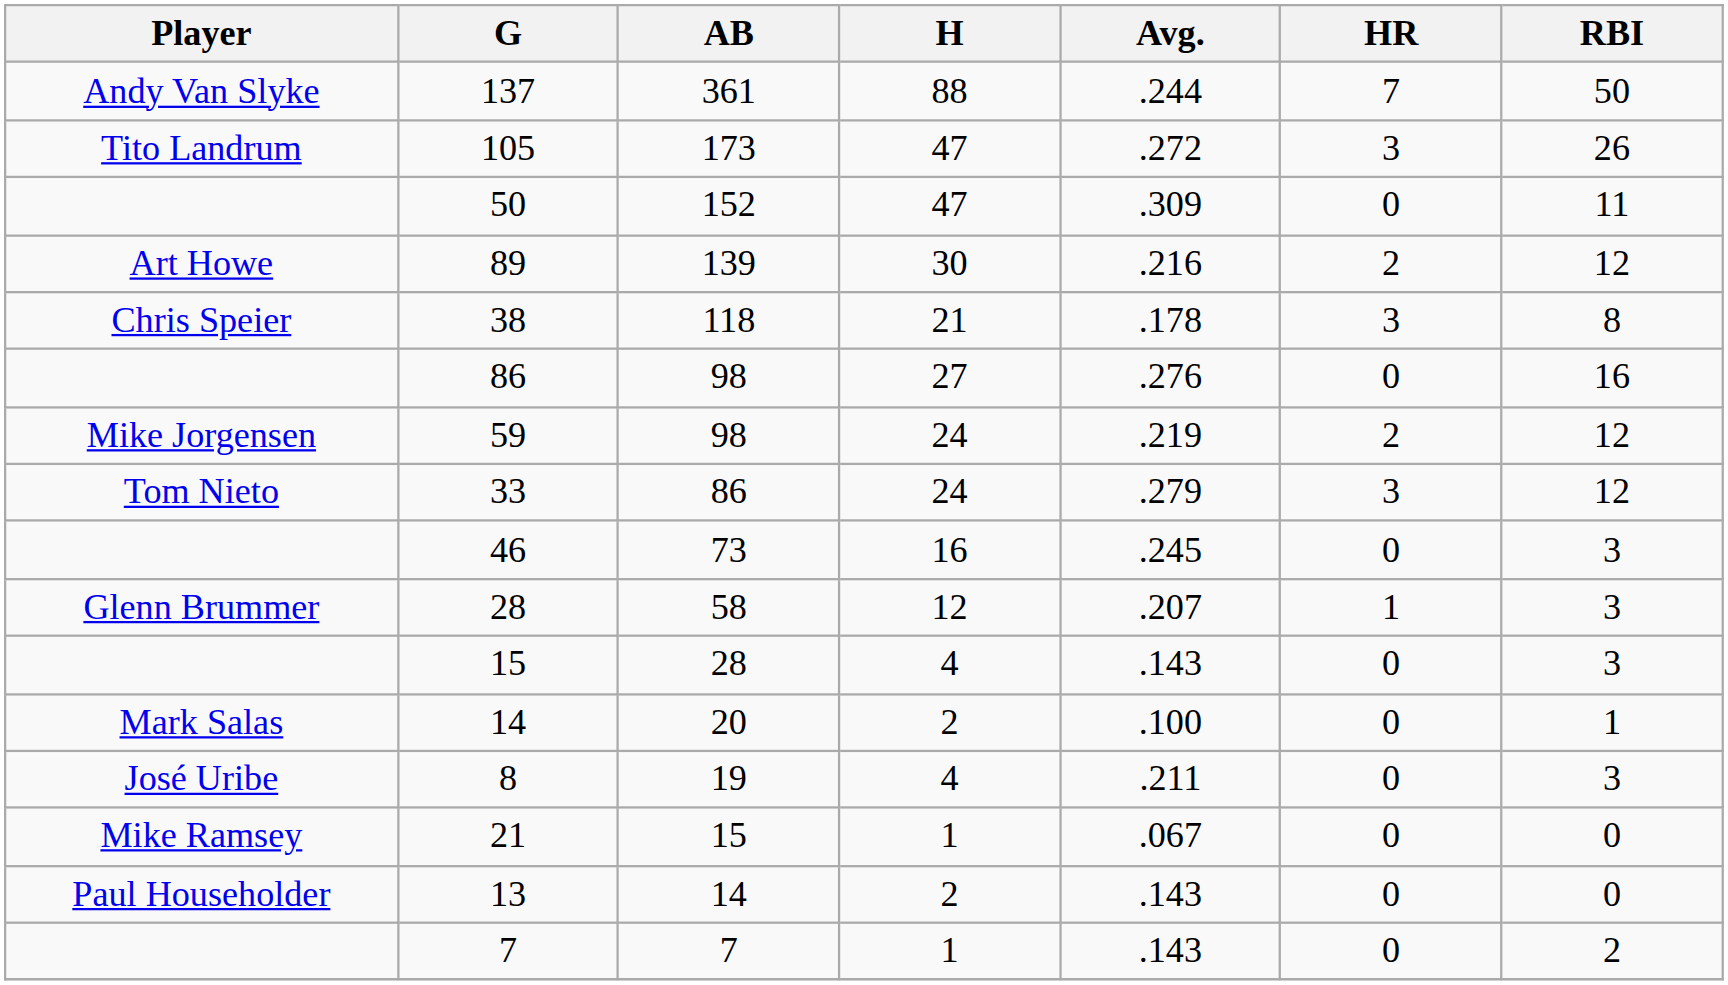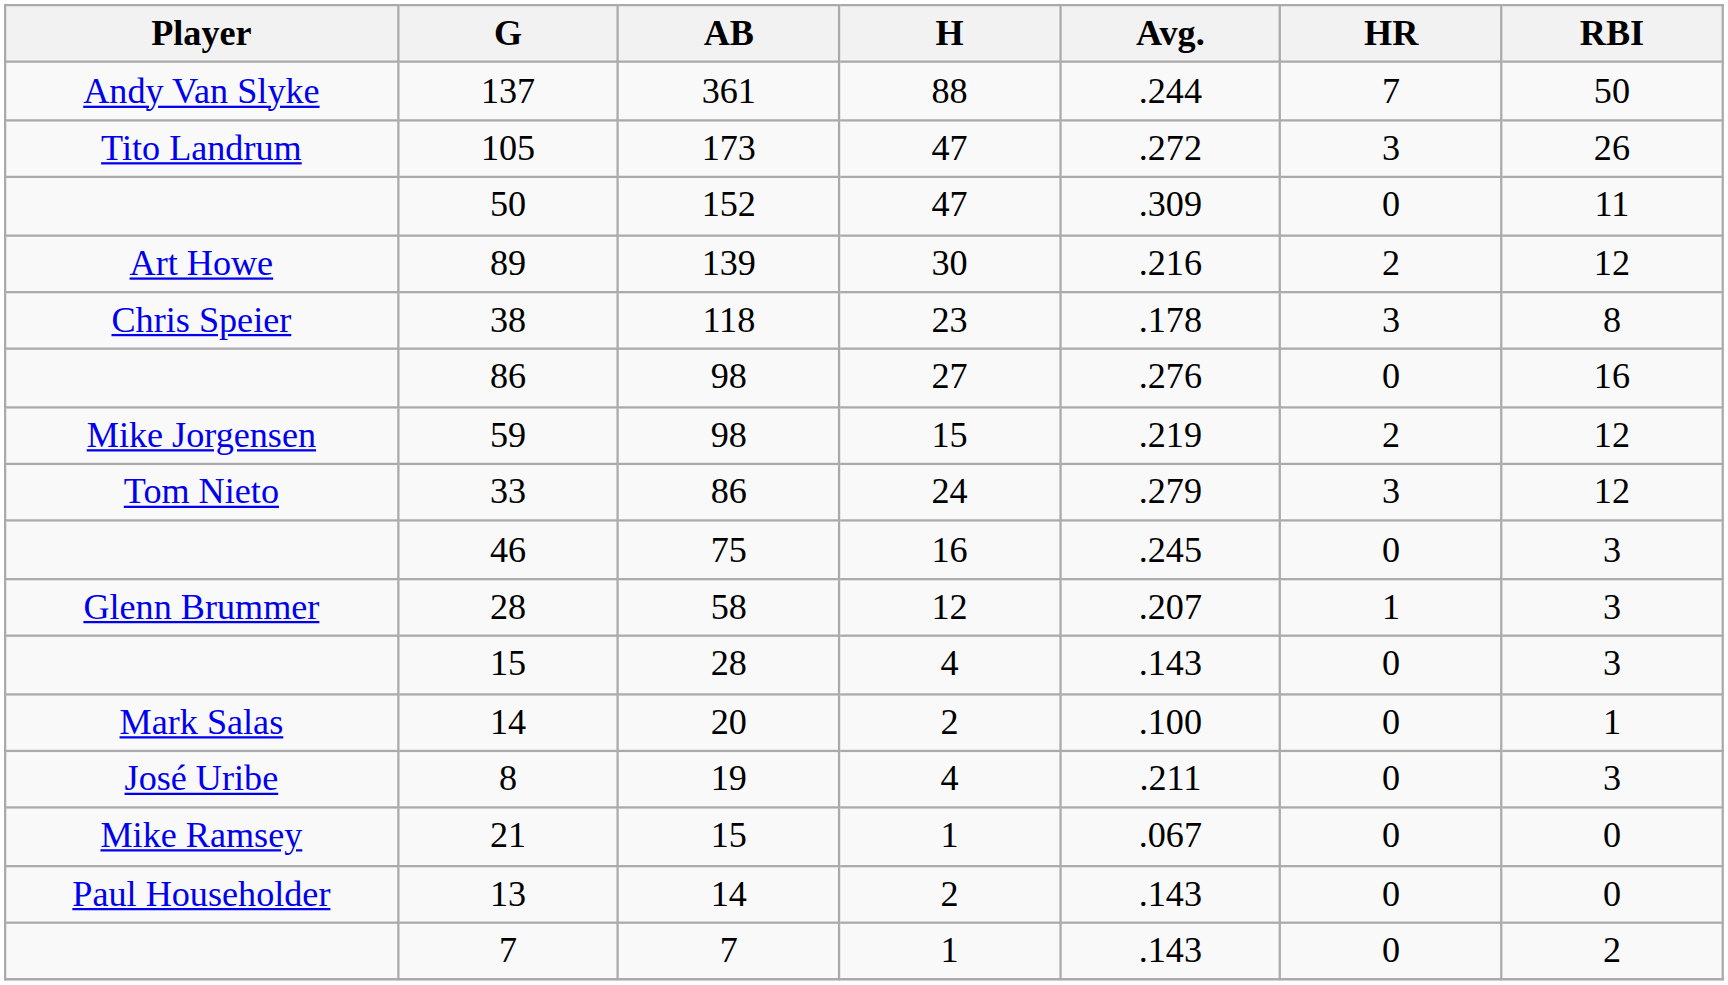(950, 319) 21 -> (950, 319) 23
(950, 434) 24 -> (950, 434) 15
(729, 549) 73 -> (729, 549) 75
